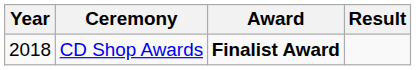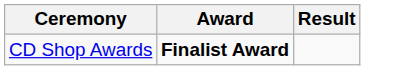- column: (30, 19)
